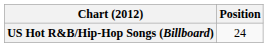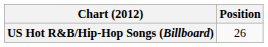(240, 33) 24 -> (240, 33) 26
